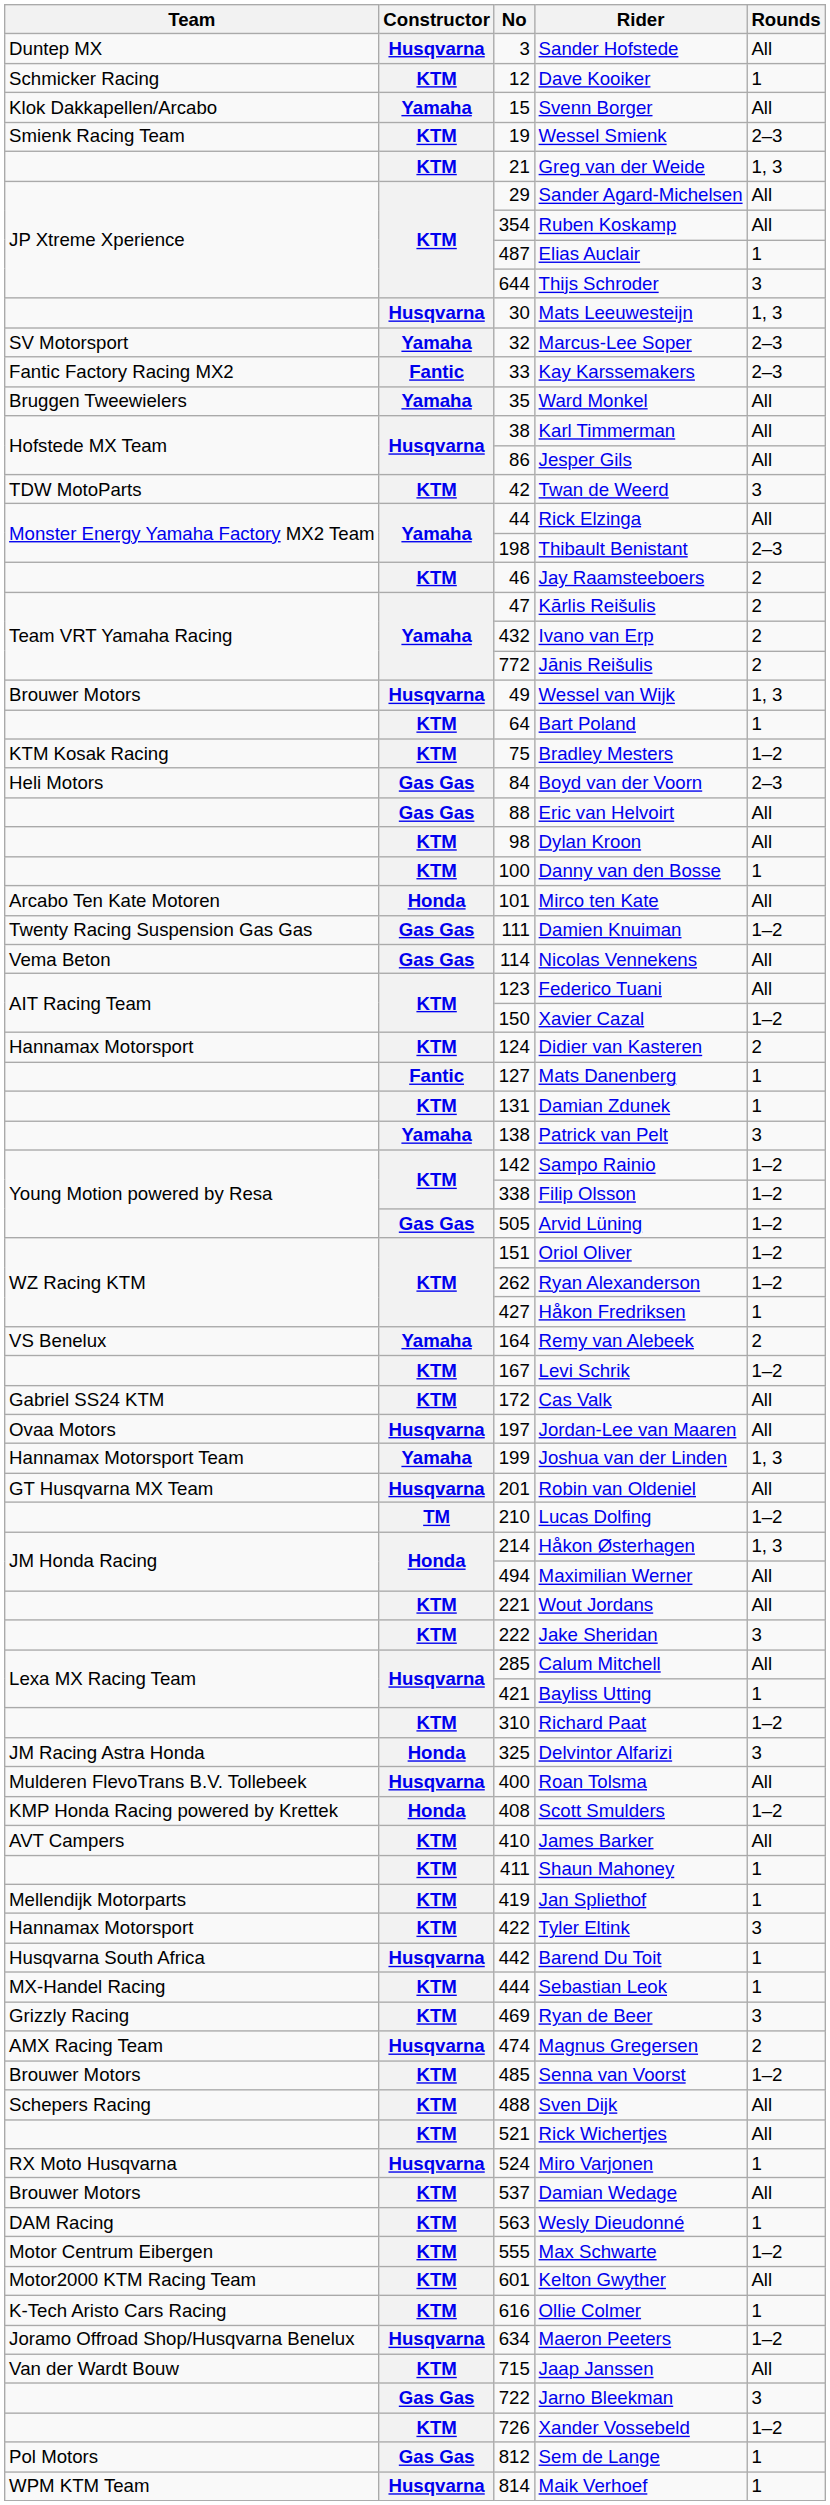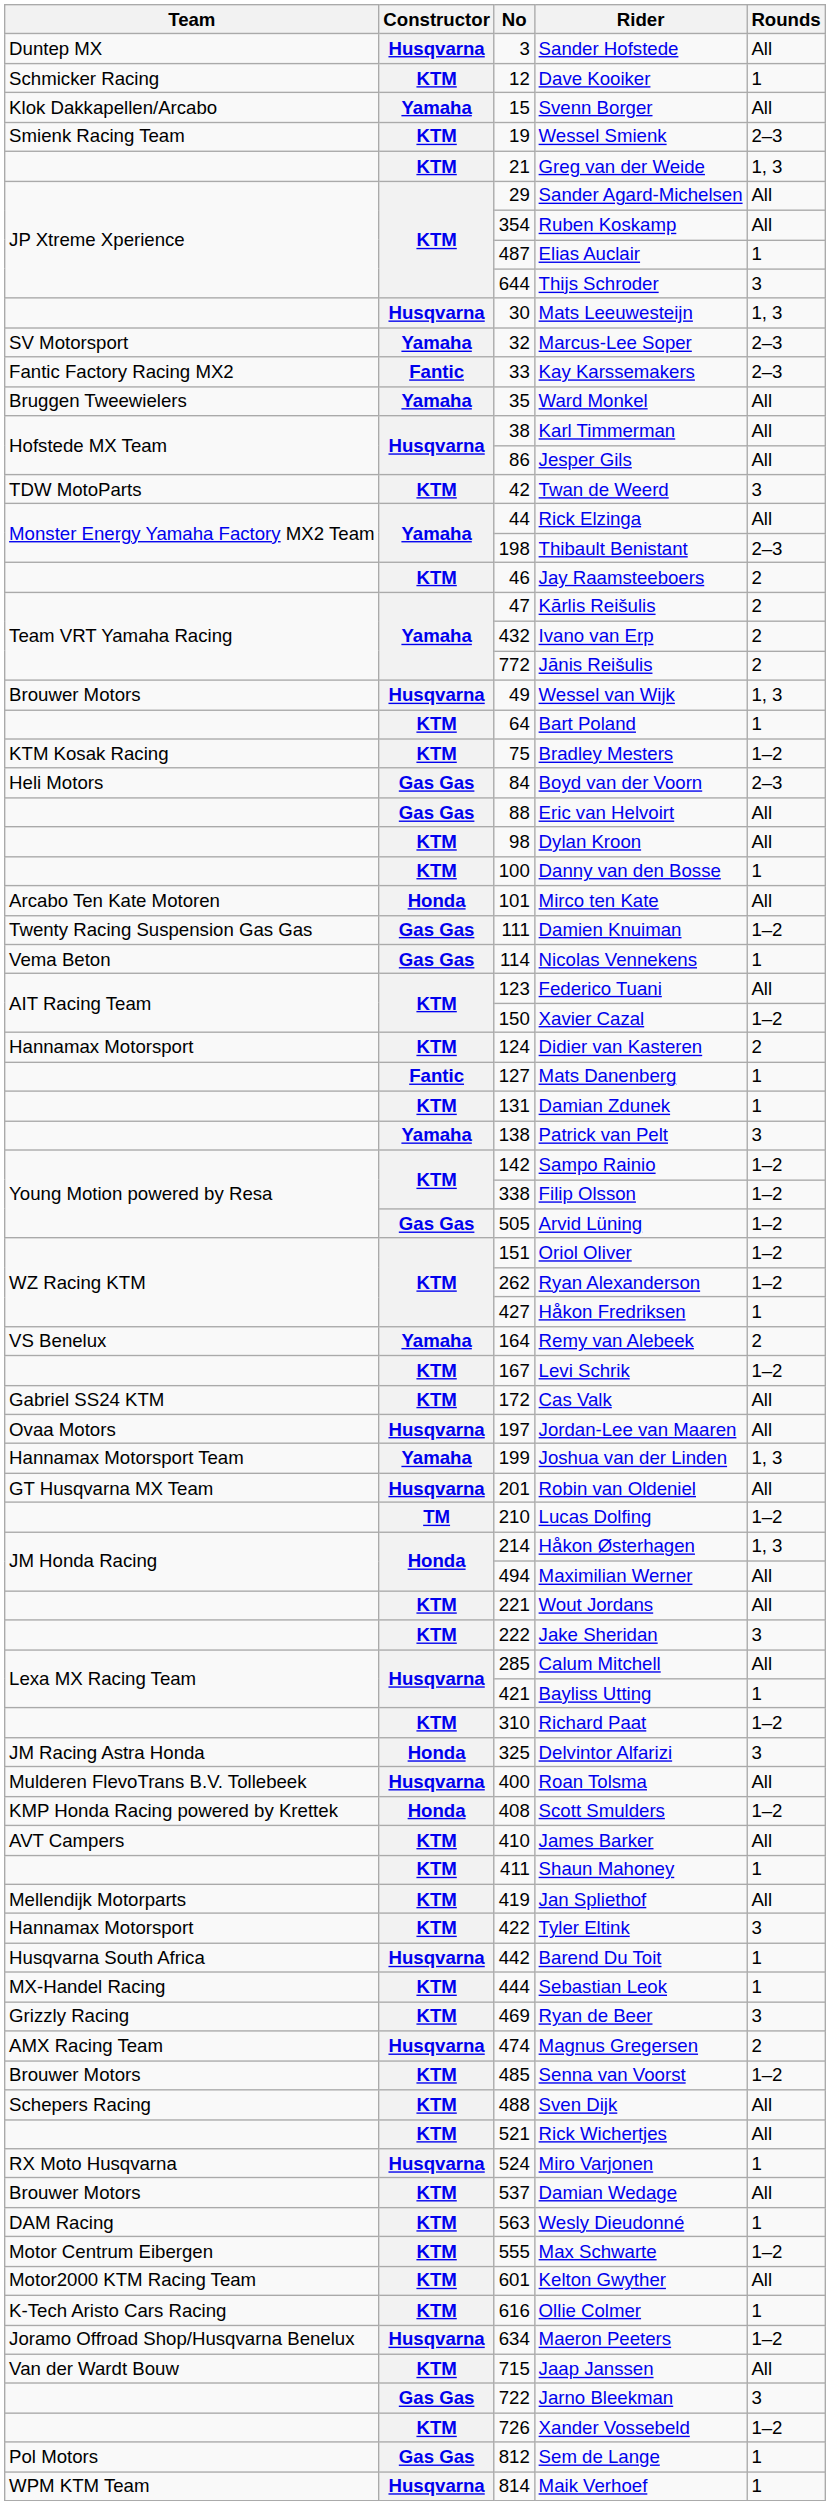(762, 959) All -> (757, 959) 1
(757, 1899) 1 -> (762, 1899) All
